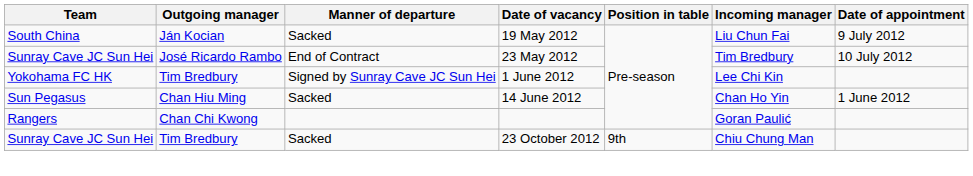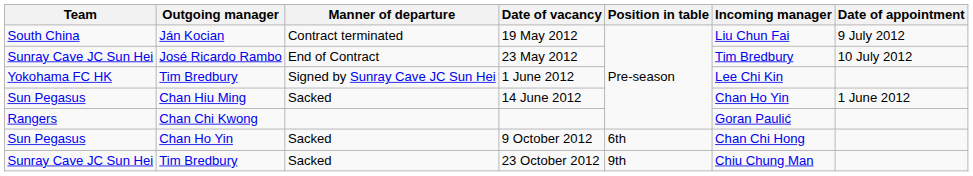(310, 35) Sacked -> (345, 35) Contract terminated
+ row: (547, 139)
